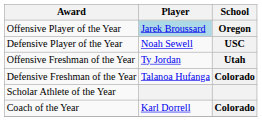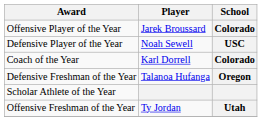(173, 28) lightblue background -> (173, 28) no background
(235, 28) Oregon -> (235, 28) Colorado
rows swapped: (71, 60) <-> (43, 108)
(235, 76) Colorado -> (235, 76) Oregon
